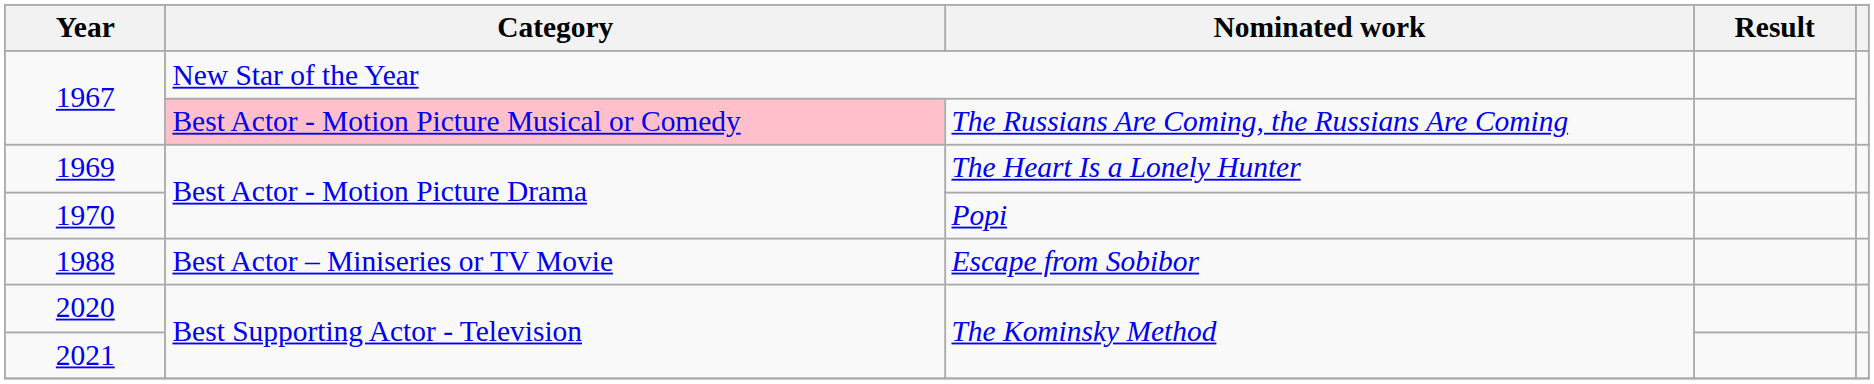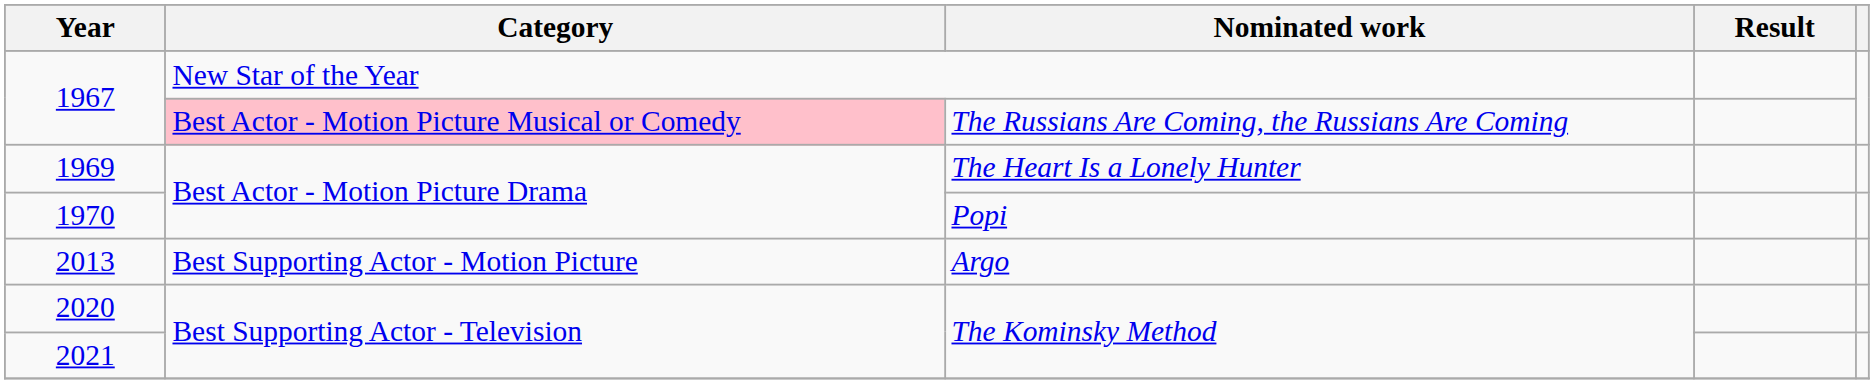- row: (85, 261)
+ row: (85, 261)
